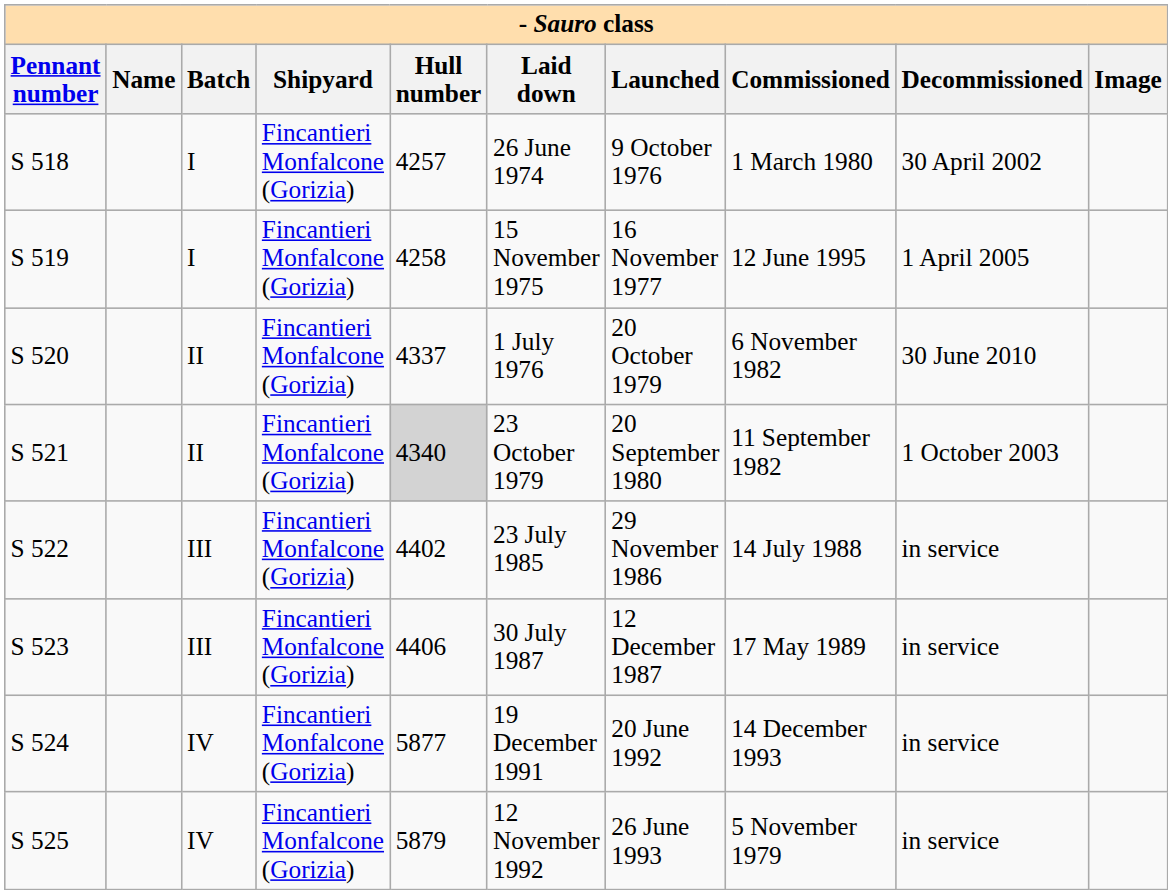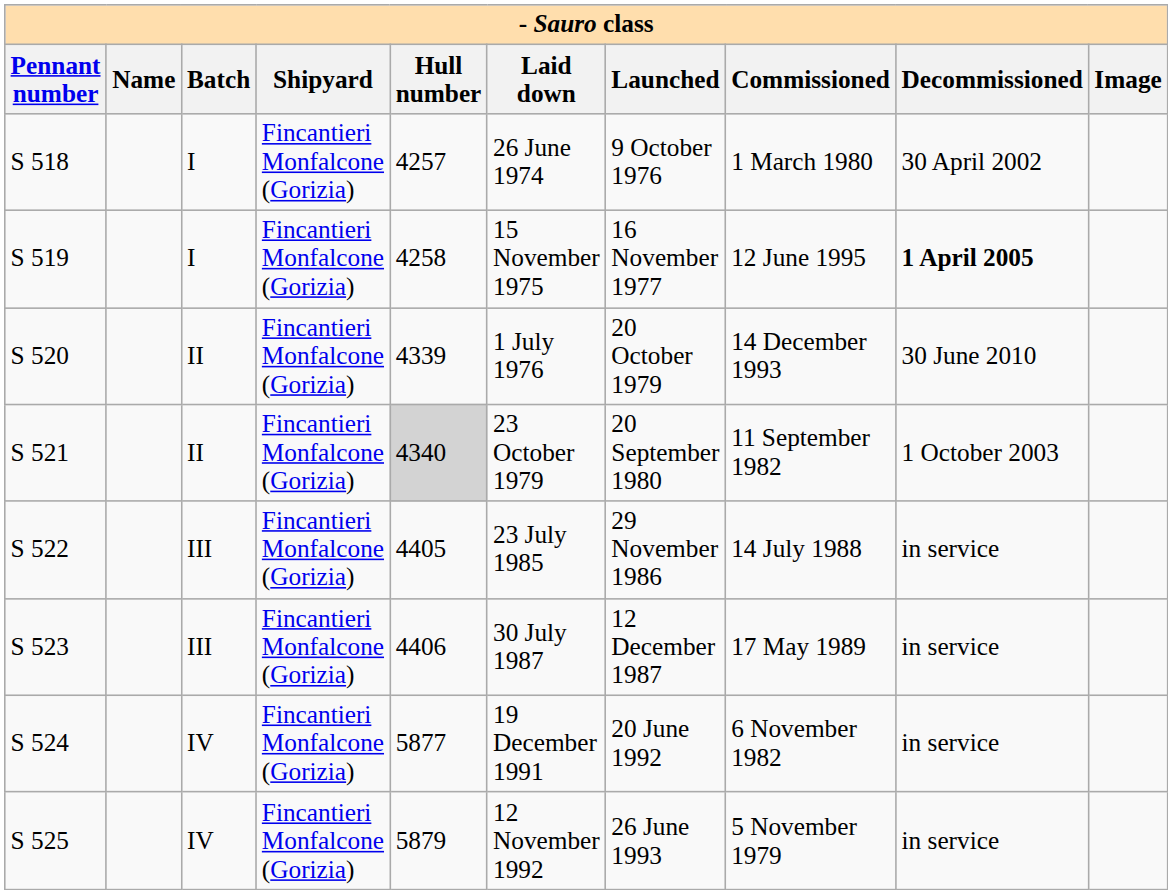(965, 258) normal -> (968, 258) bold
(421, 355) 4337 -> (421, 355) 4339
(794, 355) 6 November 1982 -> (799, 355) 14 December 1993
(421, 549) 4402 -> (421, 549) 4405
(799, 743) 14 December 1993 -> (794, 743) 6 November 1982
